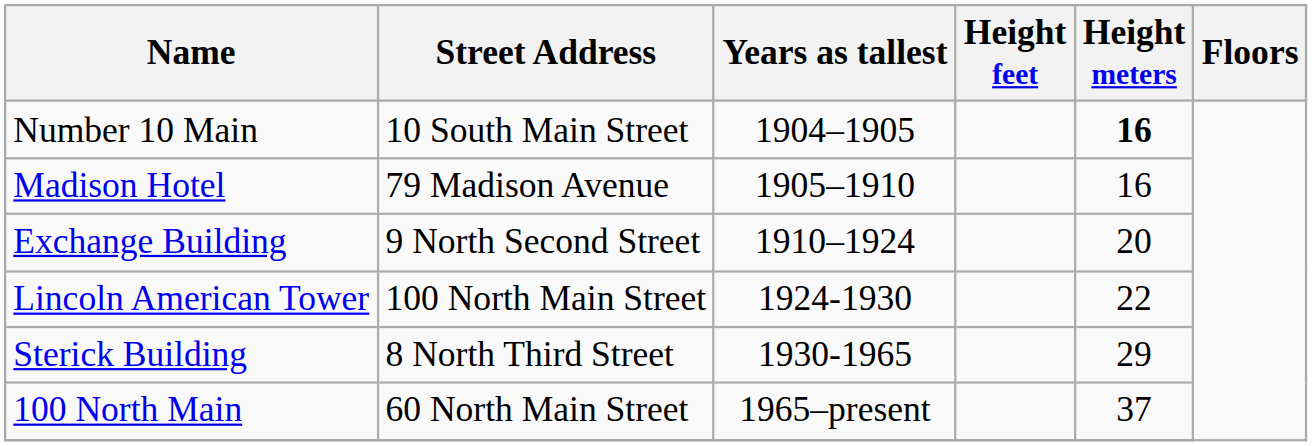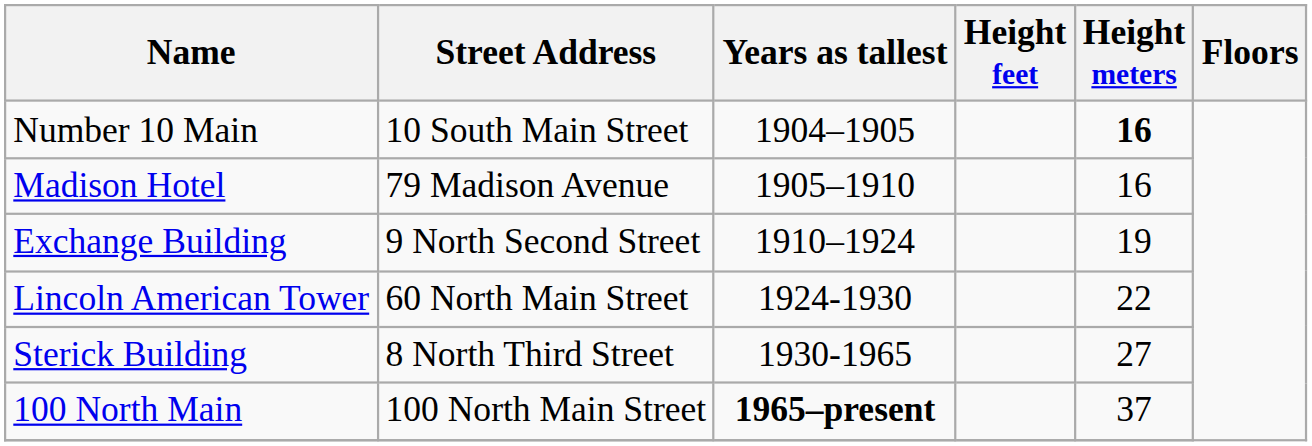(1134, 241) 20 -> (1134, 241) 19
(546, 297) 100 North Main Street -> (537, 297) 60 North Main Street
(1134, 354) 29 -> (1134, 354) 27
(537, 410) 60 North Main Street -> (546, 410) 100 North Main Street
(835, 410) normal -> (835, 410) bold
